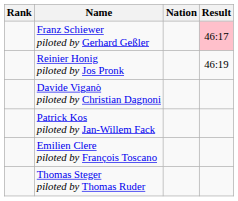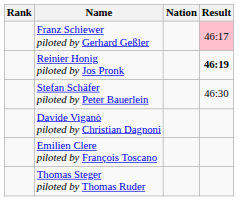(216, 65) normal -> (216, 65) bold
+ row: (93, 94)
- row: (96, 123)
